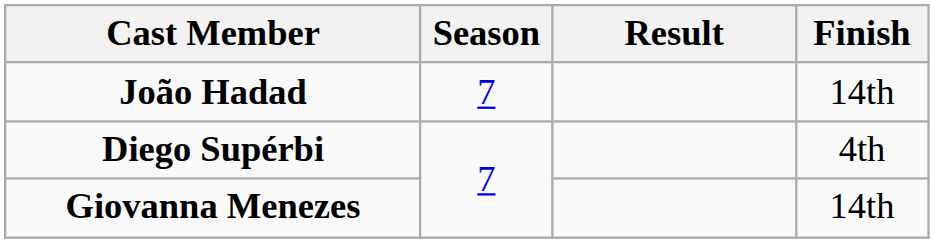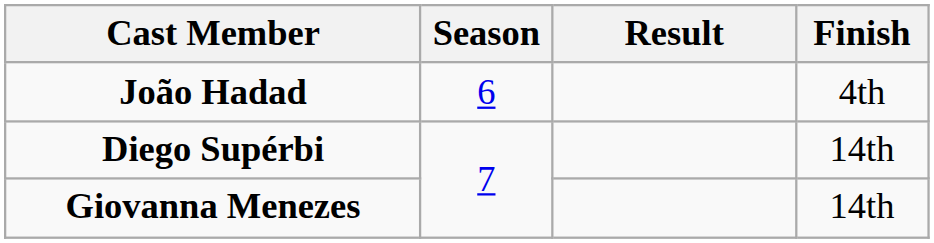(486, 91) 7 -> (486, 91) 6
(862, 91) 14th -> (862, 91) 4th
(862, 149) 4th -> (862, 149) 14th
